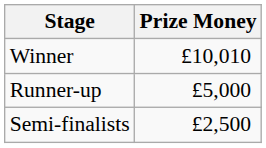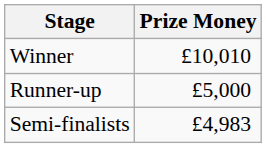(224, 124) £2,500 -> (224, 124) £4,983
